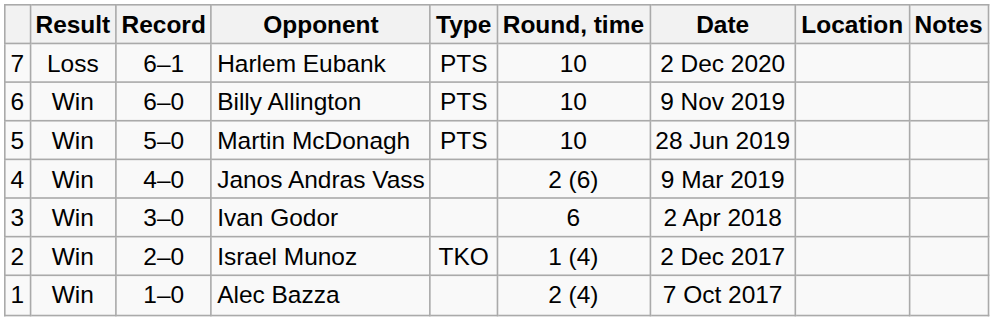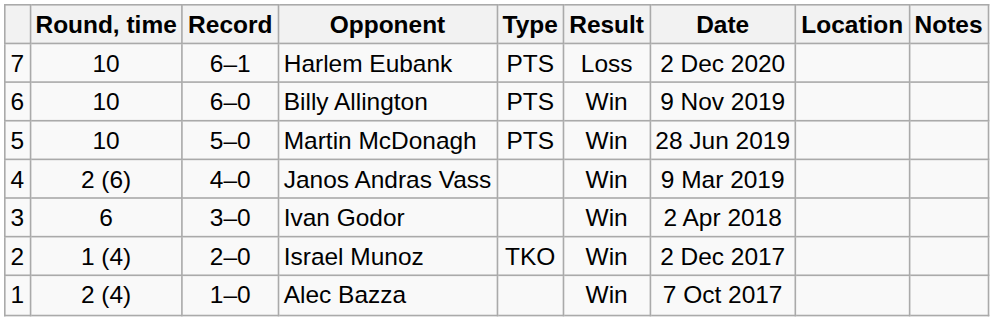columns swapped: (73, 24) <-> (573, 24)
